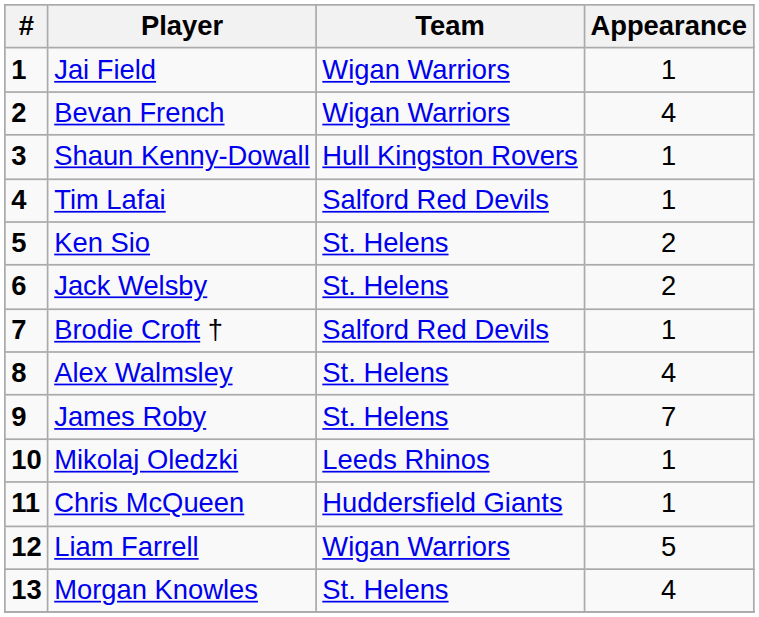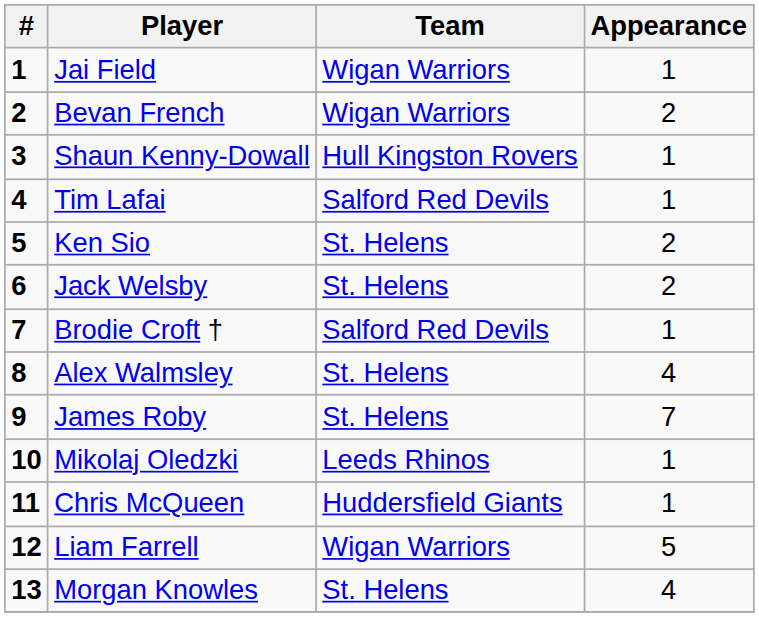(669, 112) 4 -> (669, 112) 2
